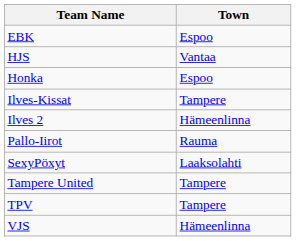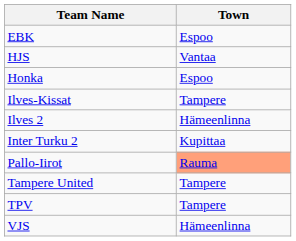+ row: (43, 141)
(198, 141) no background -> (198, 162) lightsalmon background
- row: (36, 162)
